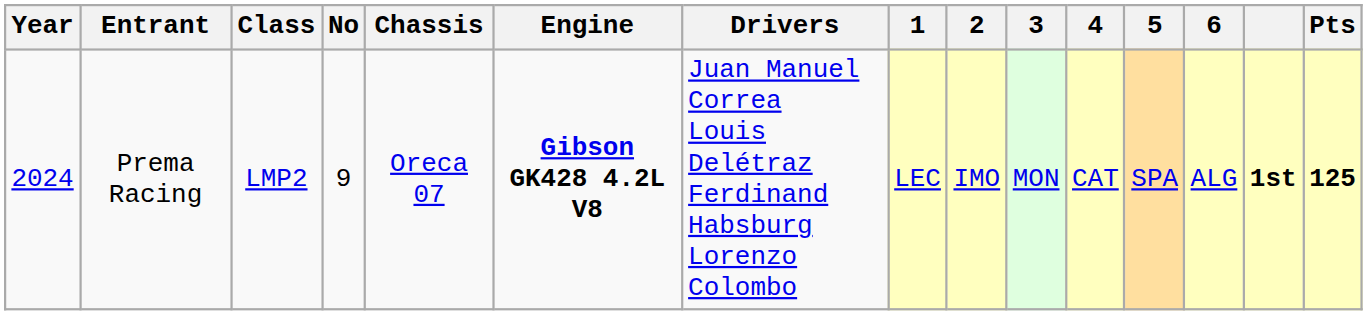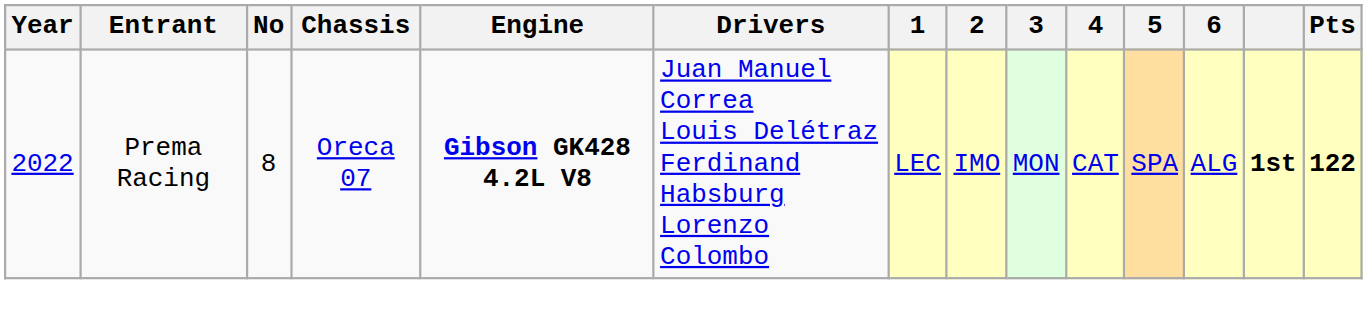- column: (276, 27)
(43, 179) 2024 -> (43, 163) 2022
(343, 179) 9 -> (269, 163) 8
(1333, 179) 125 -> (1333, 163) 122
